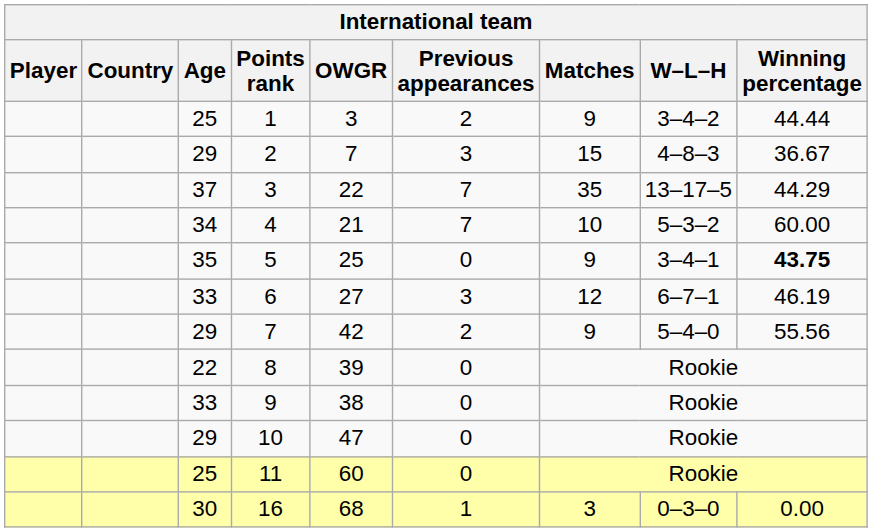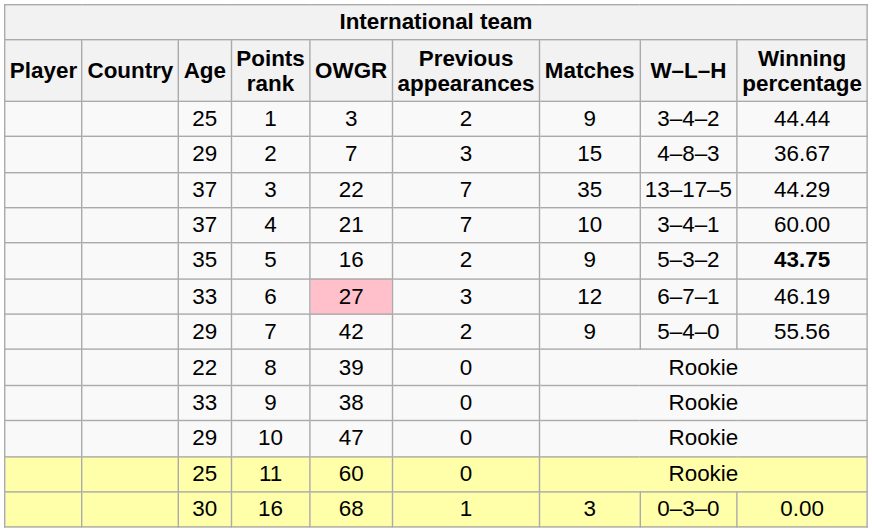(205, 225) 34 -> (205, 225) 37
(688, 225) 5–3–2 -> (688, 225) 3–4–1
(351, 260) 25 -> (351, 260) 16
(466, 260) 0 -> (466, 260) 2
(688, 260) 3–4–1 -> (688, 260) 5–3–2
(351, 296) no background -> (351, 296) pink background
